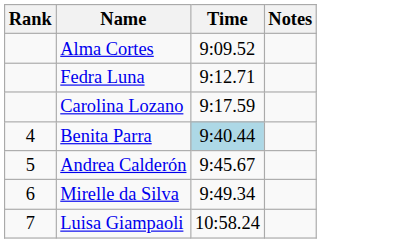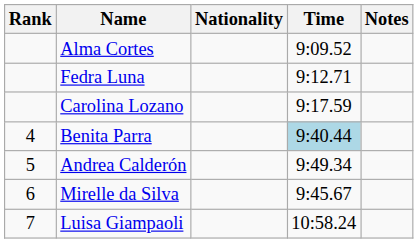+ column: (239, 19)
(227, 164) 9:45.67 -> (324, 164) 9:49.34
(227, 194) 9:49.34 -> (324, 194) 9:45.67
